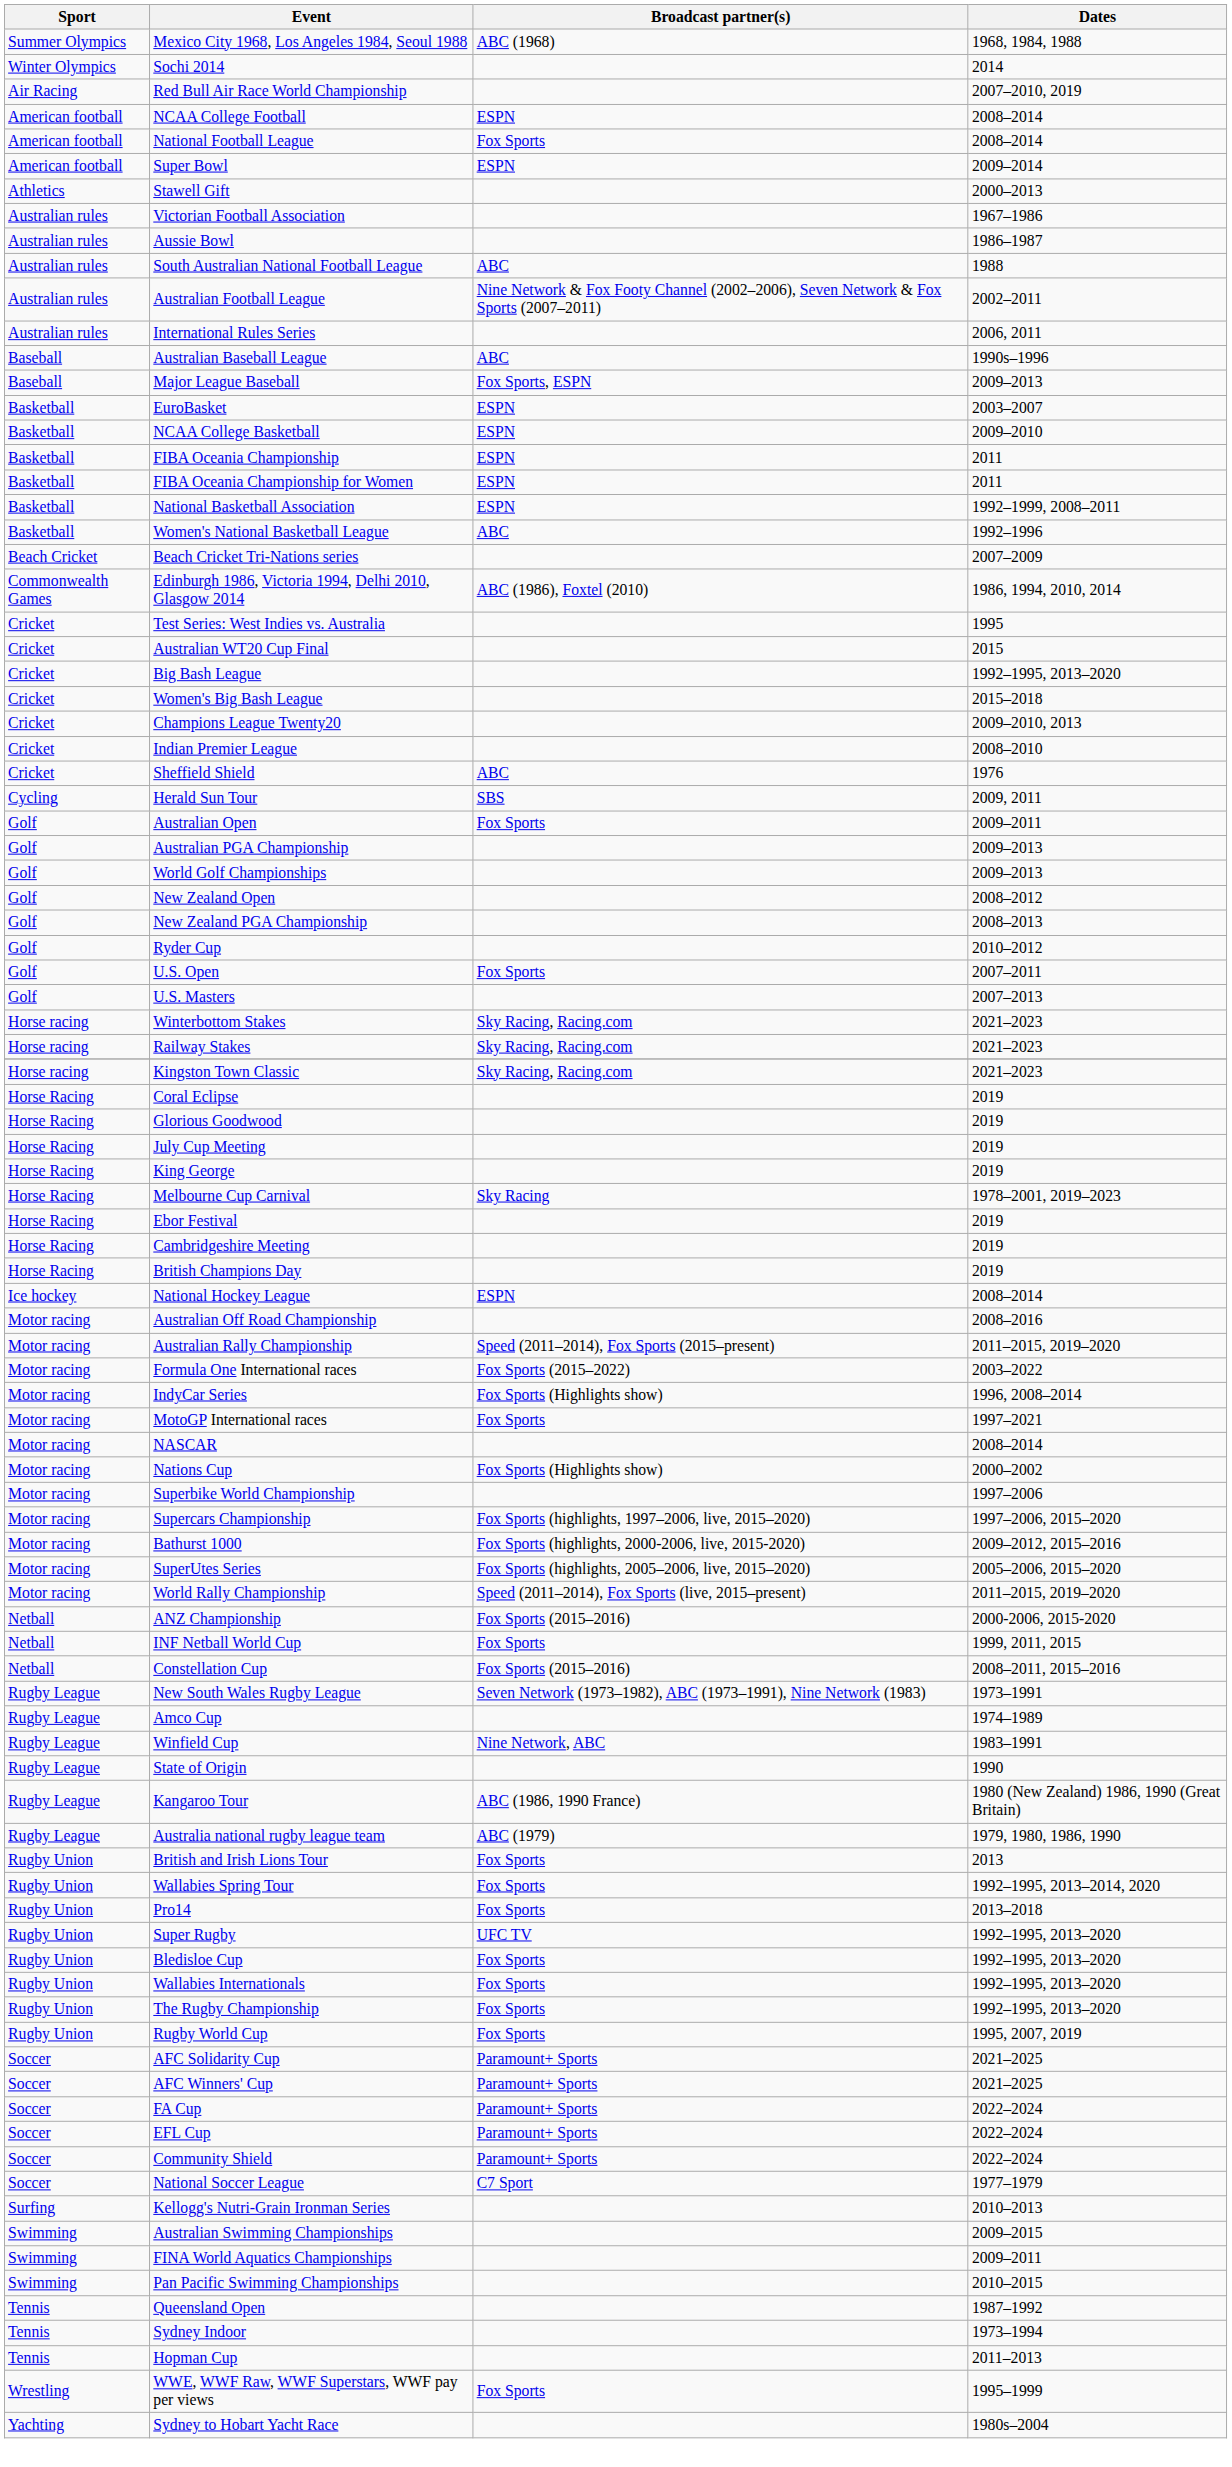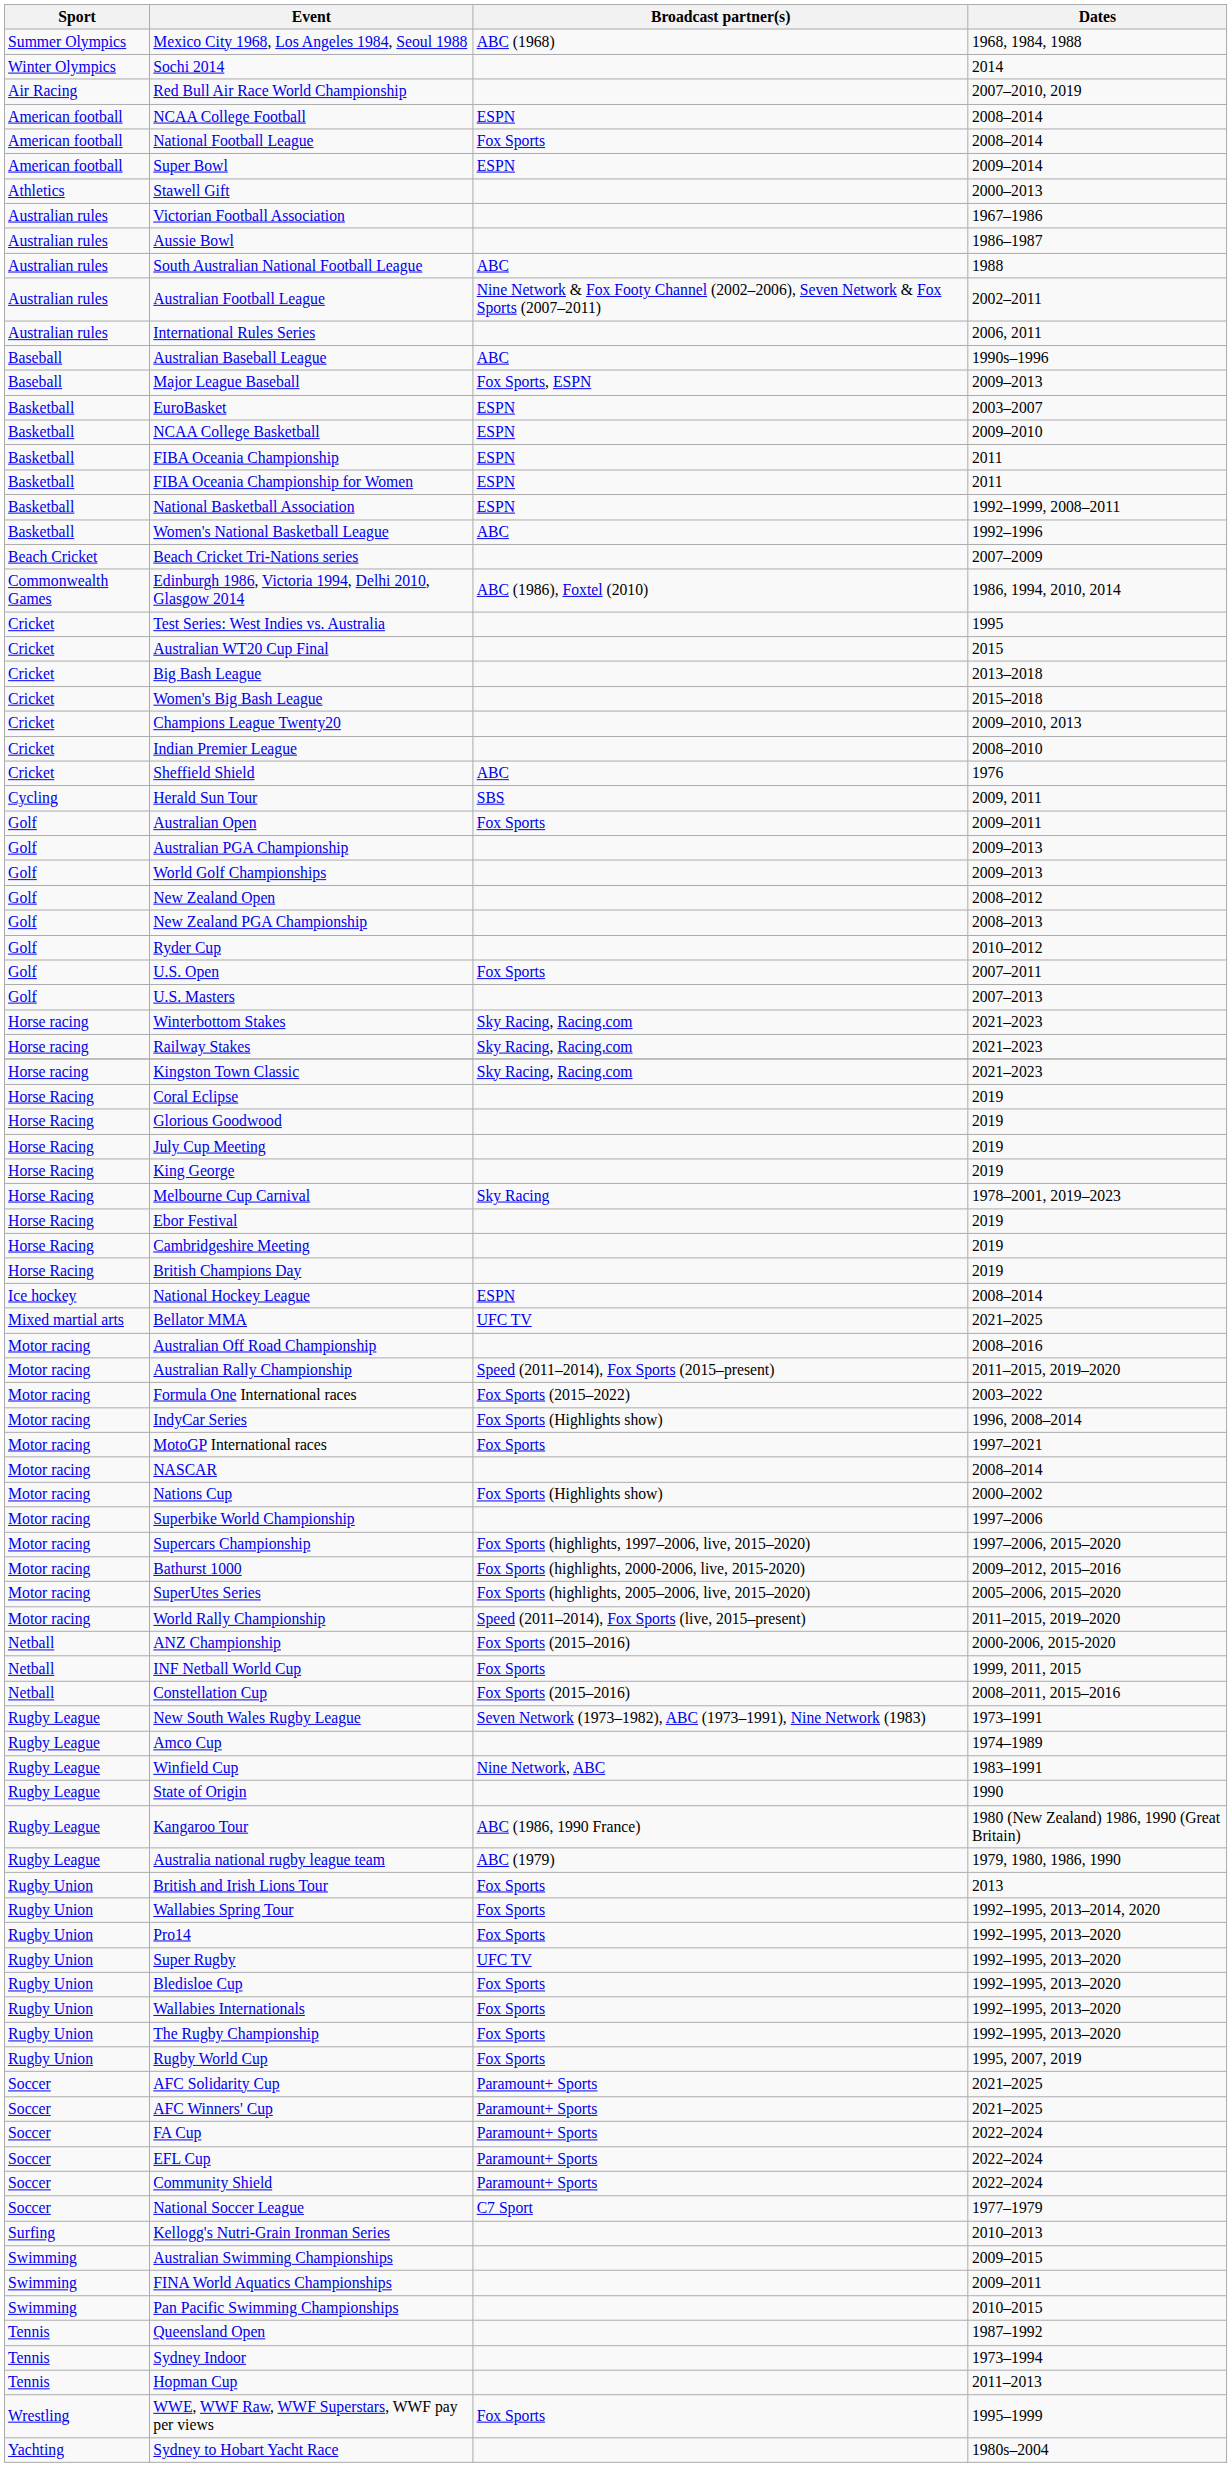(1046, 673) 1992–1995, 2013–2020 -> (1007, 673) 2013–2018
+ row: (200, 1320)
(1007, 1910) 2013–2018 -> (1046, 1934) 1992–1995, 2013–2020
